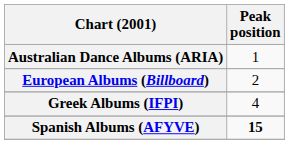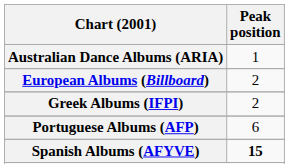(255, 103) 4 -> (255, 103) 2
+ row: (116, 127)
